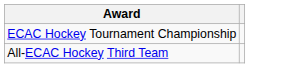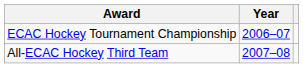+ column: (266, 14)
